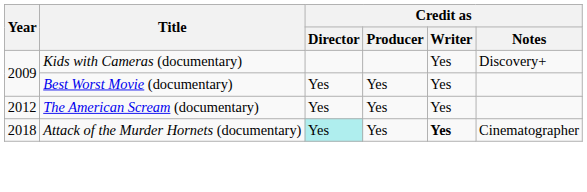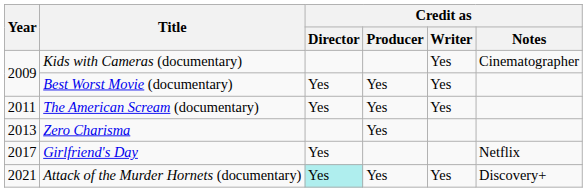(513, 61) Discovery+ -> (529, 61) Cinematographer
(22, 107) 2012 -> (22, 107) 2011
+ row: (87, 130)
+ row: (91, 152)
(22, 130) 2018 -> (22, 175) 2021
(441, 130) bold -> (441, 175) normal
(529, 130) Cinematographer -> (513, 175) Discovery+
